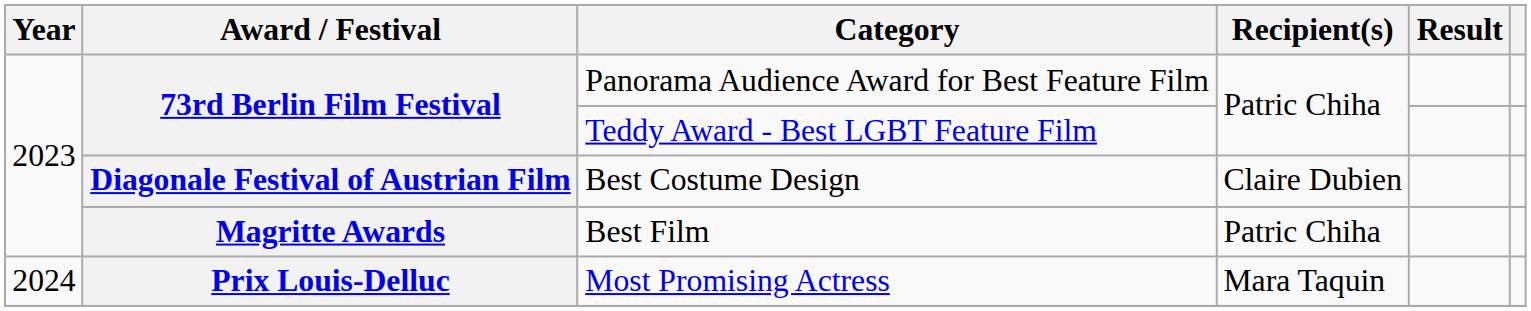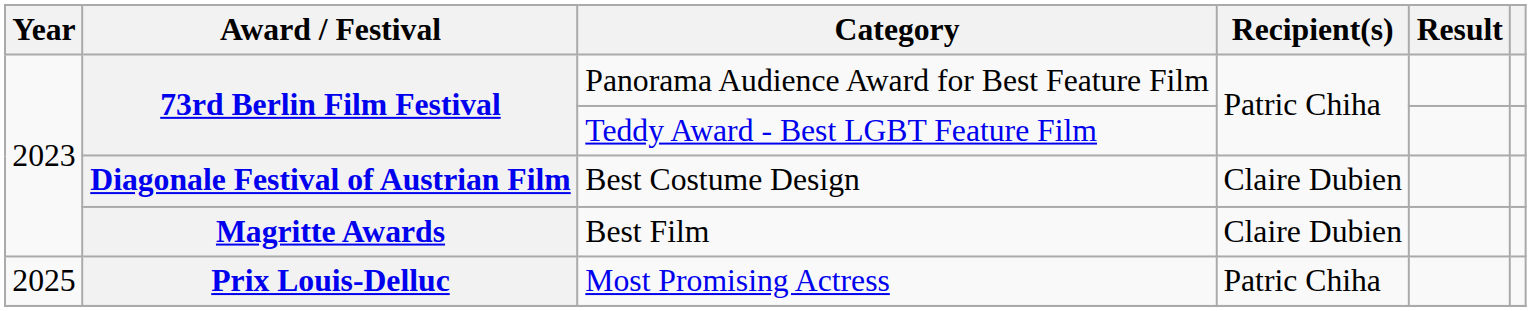(1302, 230) Patric Chiha -> (1313, 230) Claire Dubien
(44, 280) 2024 -> (44, 280) 2025
(1304, 280) Mara Taquin -> (1302, 280) Patric Chiha
